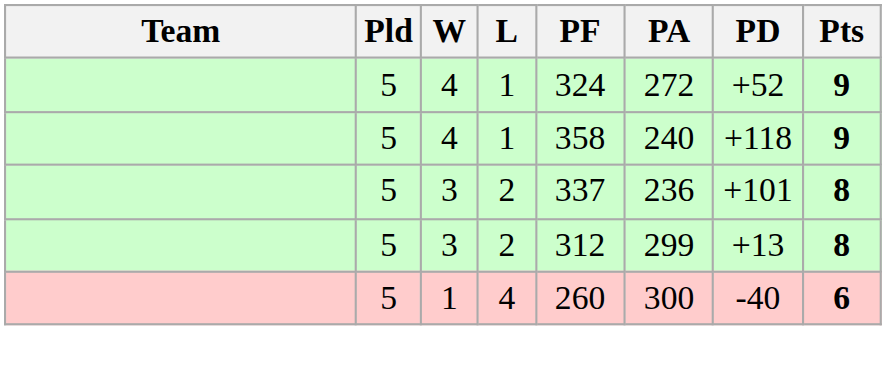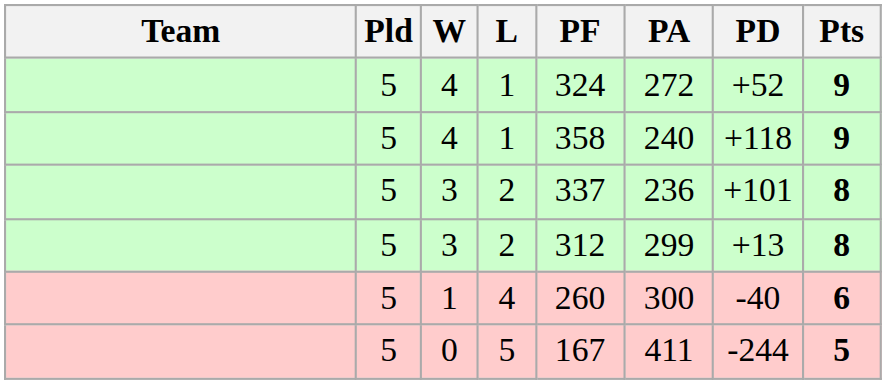+ row: (449, 350)
